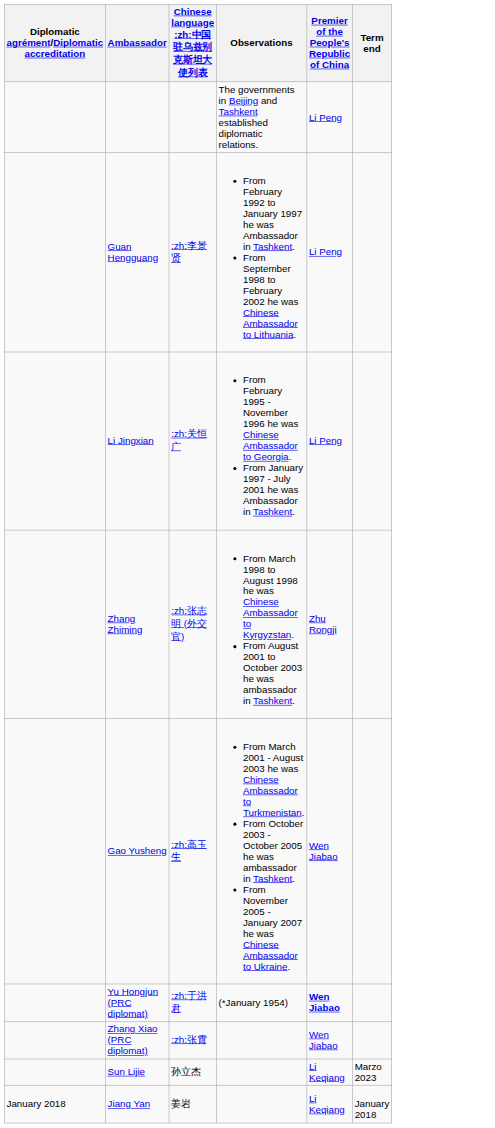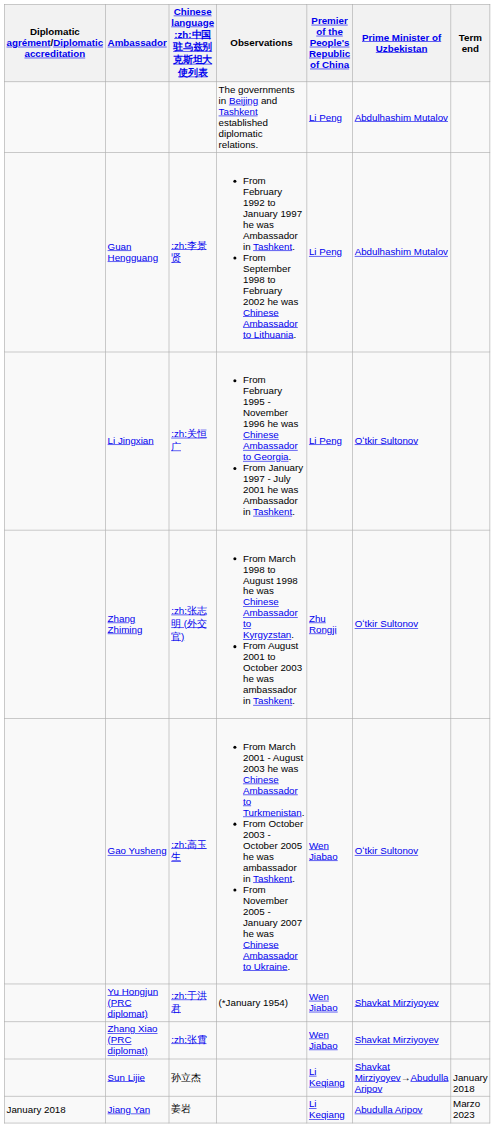+ column: (402, 43)
(324, 1003) bold -> (323, 1003) normal
(368, 1072) Marzo 2023 -> (470, 1083) January 2018
(372, 1109) January 2018 -> (467, 1109) Marzo 2023
